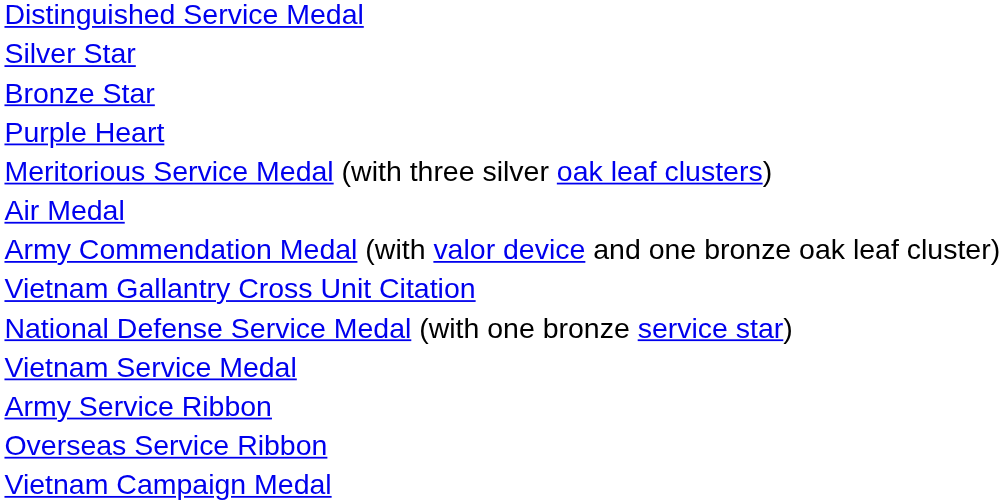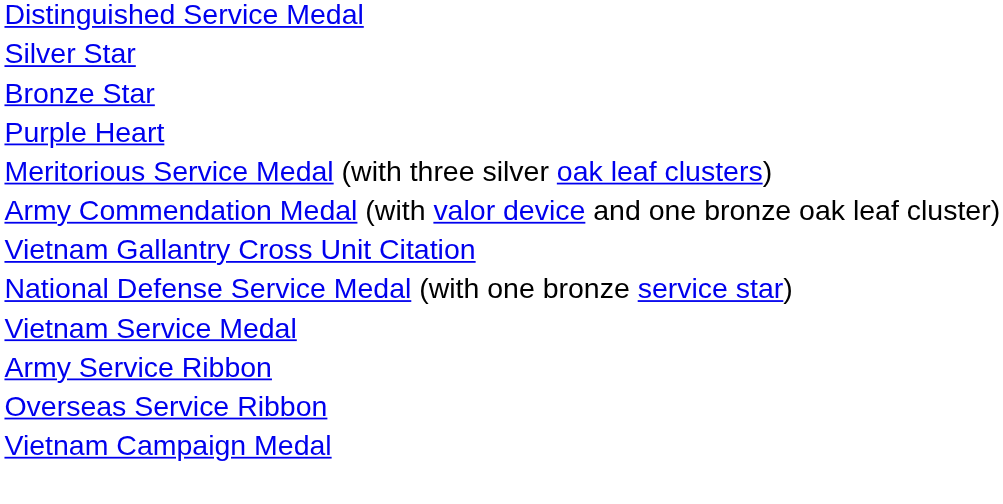- row: (65, 210)
